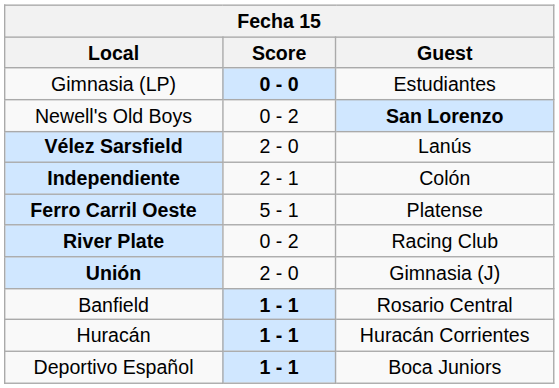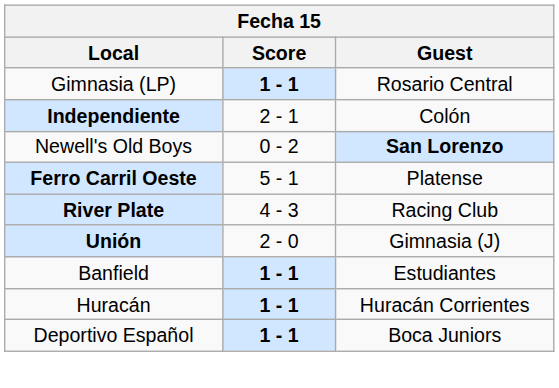(279, 84) 0 - 0 -> (279, 84) 1 - 1
(445, 84) Estudiantes -> (445, 84) Rosario Central
rows swapped: (114, 178) <-> (114, 115)
- row: (114, 147)
(279, 241) 0 - 2 -> (279, 210) 4 - 3
(445, 304) Rosario Central -> (445, 273) Estudiantes
